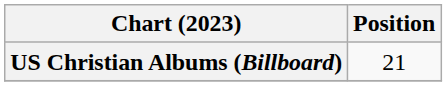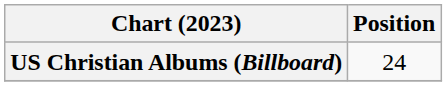(394, 61) 21 -> (394, 61) 24
